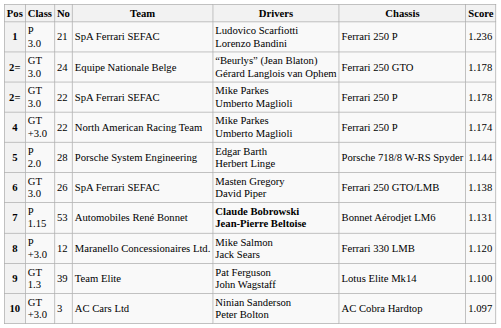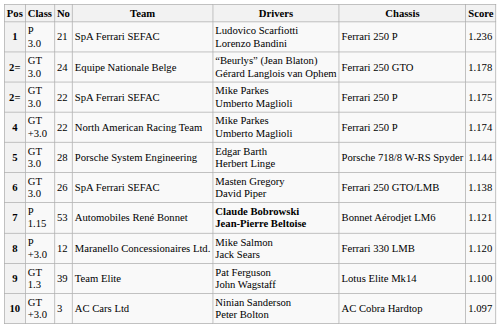(480, 97) 1.178 -> (480, 97) 1.175
(34, 157) P 2.0 -> (35, 157) GT 3.0
(480, 218) 1.131 -> (480, 218) 1.121
